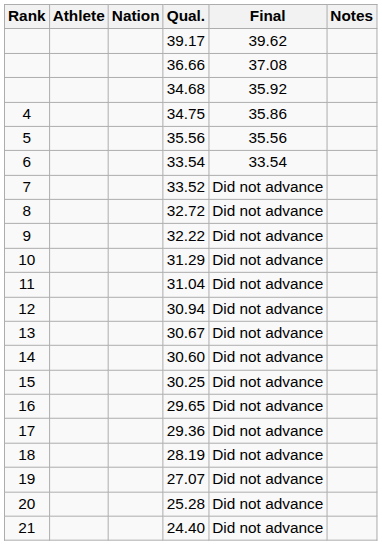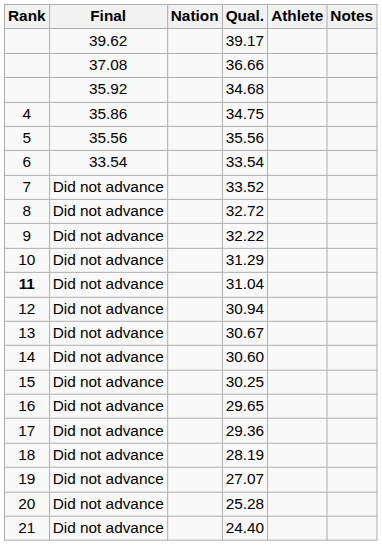columns swapped: (79, 16) <-> (268, 16)
(27, 284) normal -> (27, 284) bold
